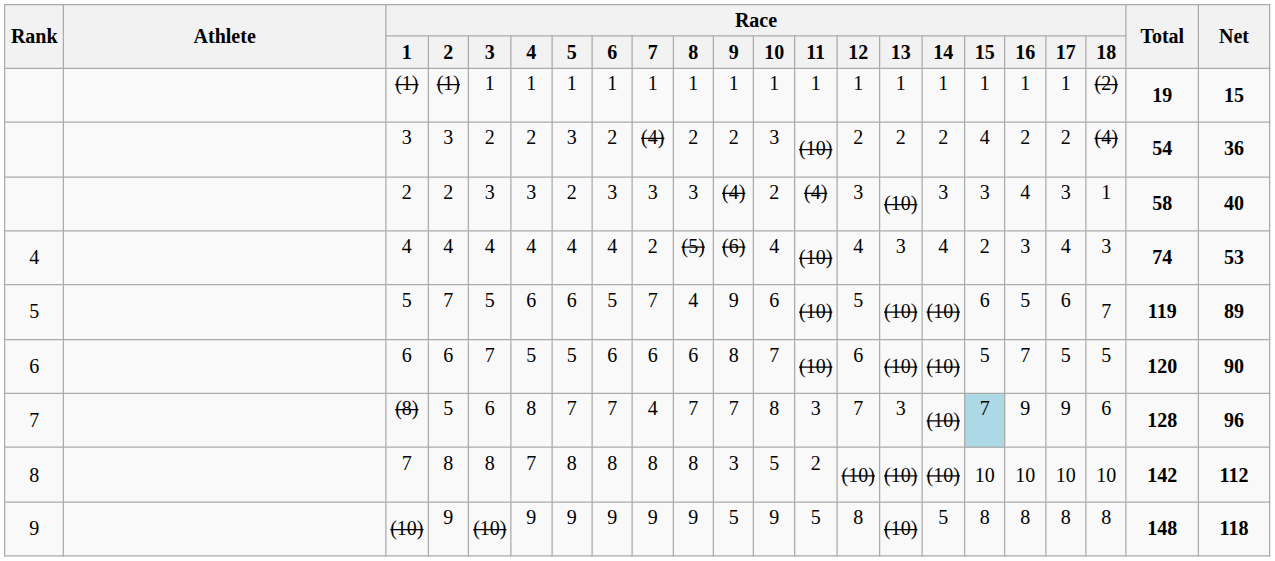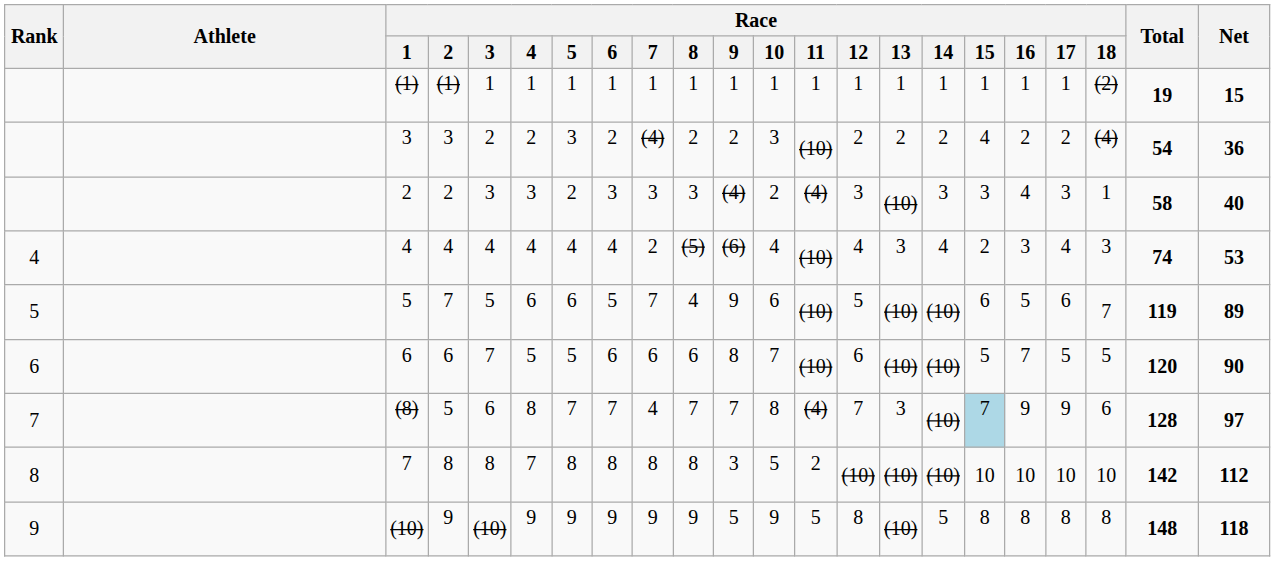(816, 420) 3 -> (816, 420) (4)
(1234, 420) 96 -> (1234, 420) 97
